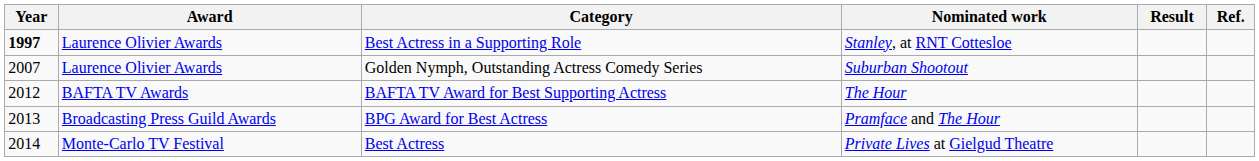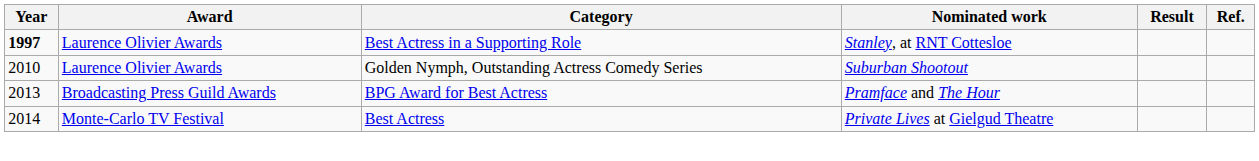(24, 67) 2007 -> (24, 67) 2010
- row: (516, 93)
